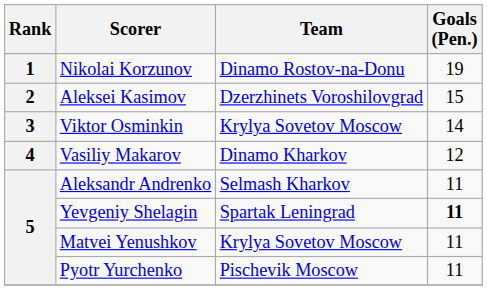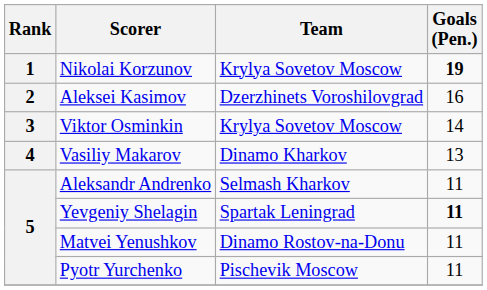(312, 68) Dinamo Rostov-na-Donu -> (311, 68) Krylya Sovetov Moscow
(455, 68) normal -> (455, 68) bold
(455, 97) 15 -> (455, 97) 16
(455, 155) 12 -> (455, 155) 13
(311, 241) Krylya Sovetov Moscow -> (312, 241) Dinamo Rostov-na-Donu
